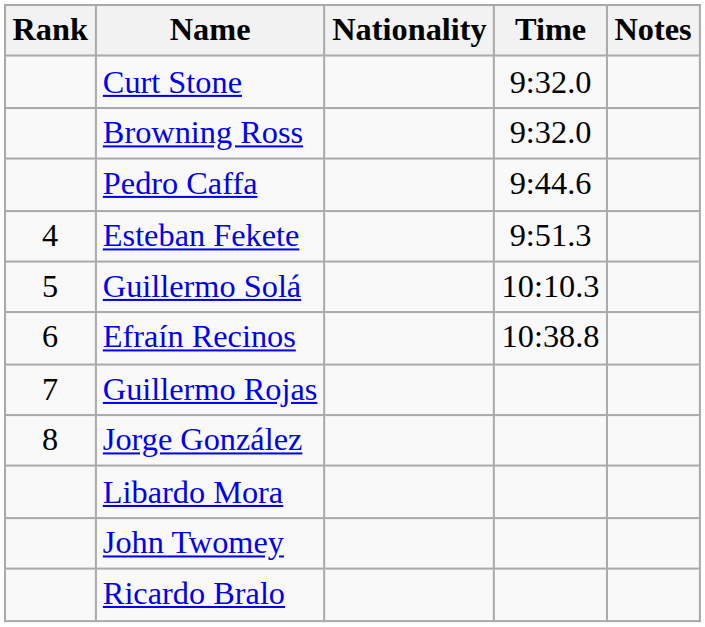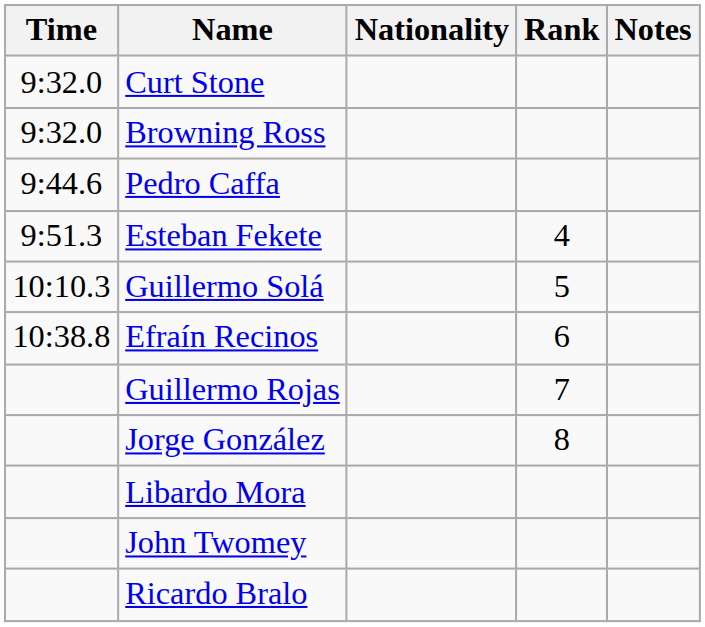columns swapped: (50, 30) <-> (551, 30)
